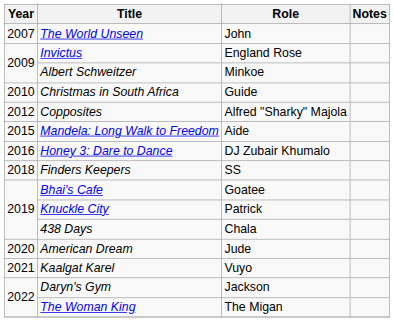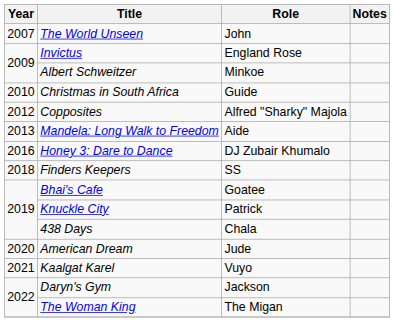(21, 131) 2015 -> (21, 131) 2013
